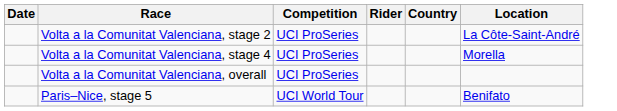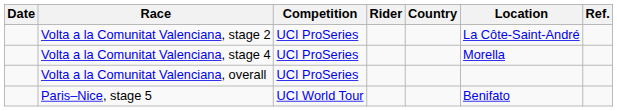+ column: (598, 14)
